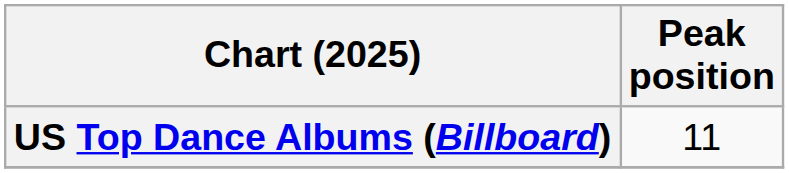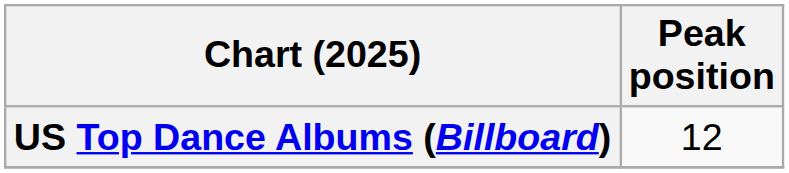(702, 136) 11 -> (702, 136) 12
